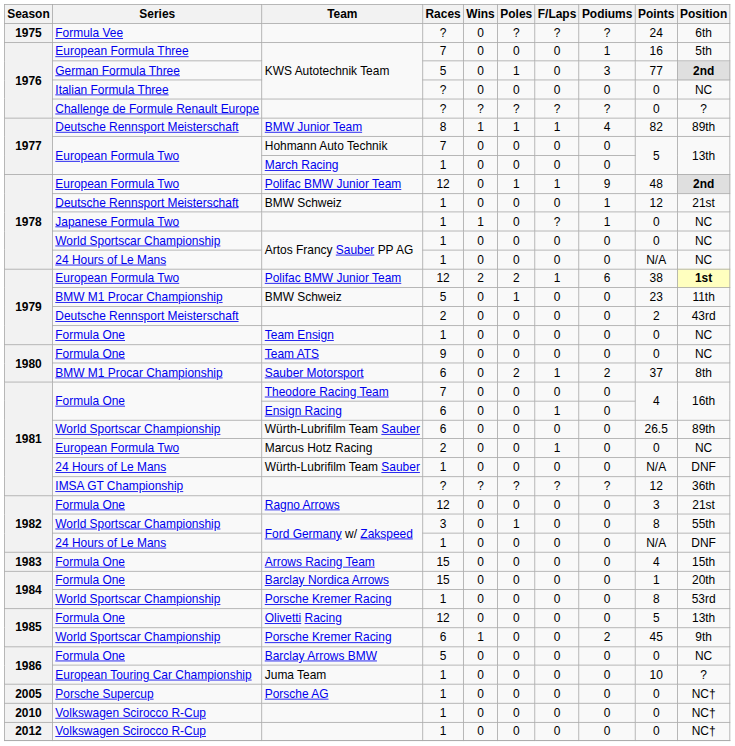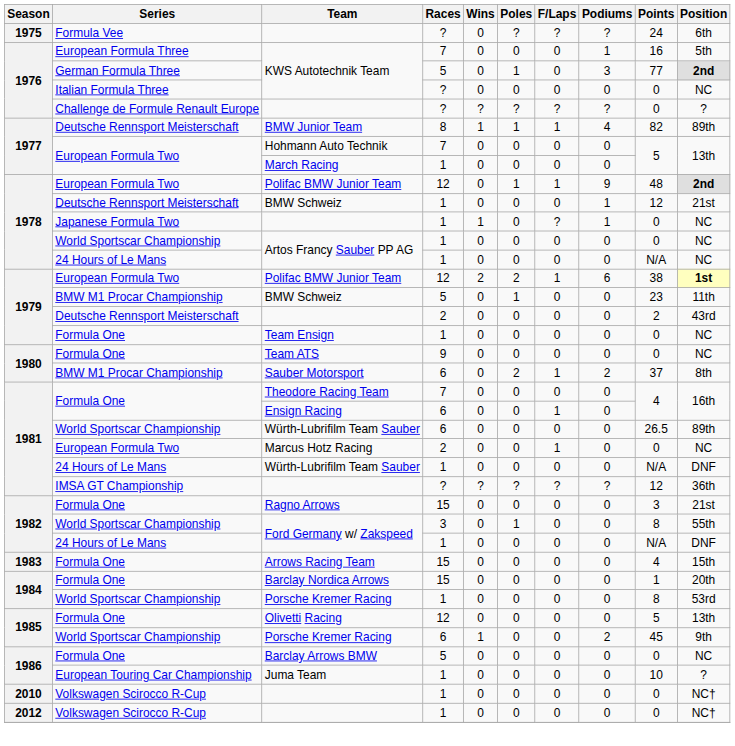(443, 505) 12 -> (443, 505) 15
- row: (104, 694)
